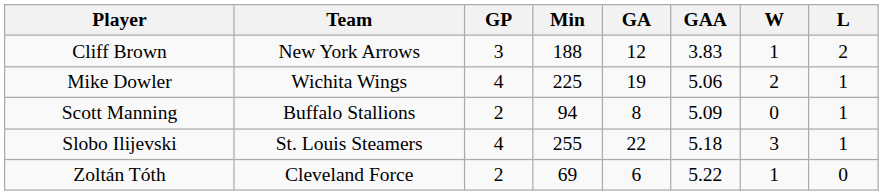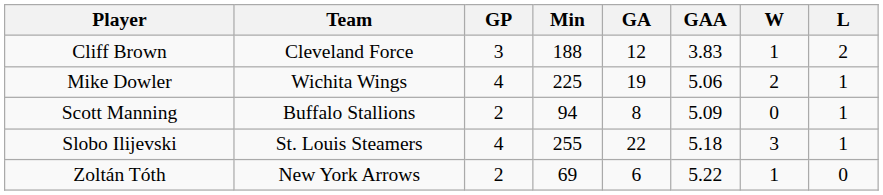(349, 50) New York Arrows -> (349, 50) Cleveland Force
(349, 174) Cleveland Force -> (349, 174) New York Arrows
